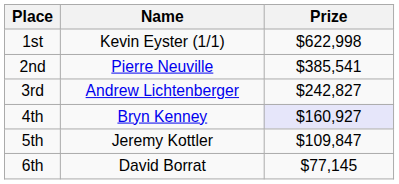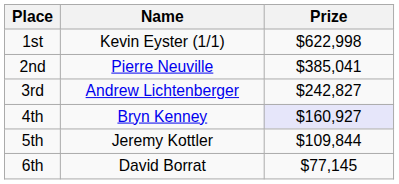(329, 66) $385,541 -> (329, 66) $385,041
(329, 141) $109,847 -> (329, 141) $109,844
